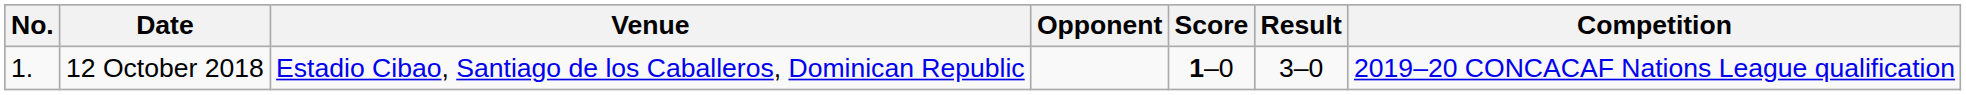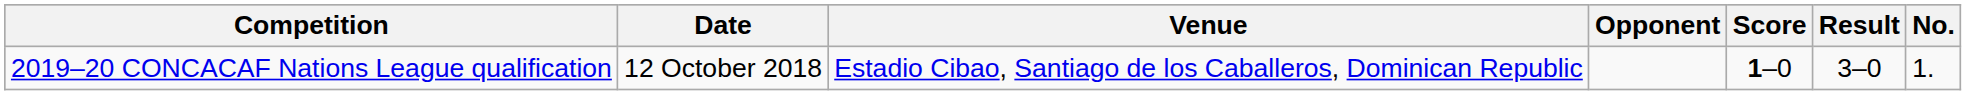columns swapped: (32, 25) <-> (1654, 25)
